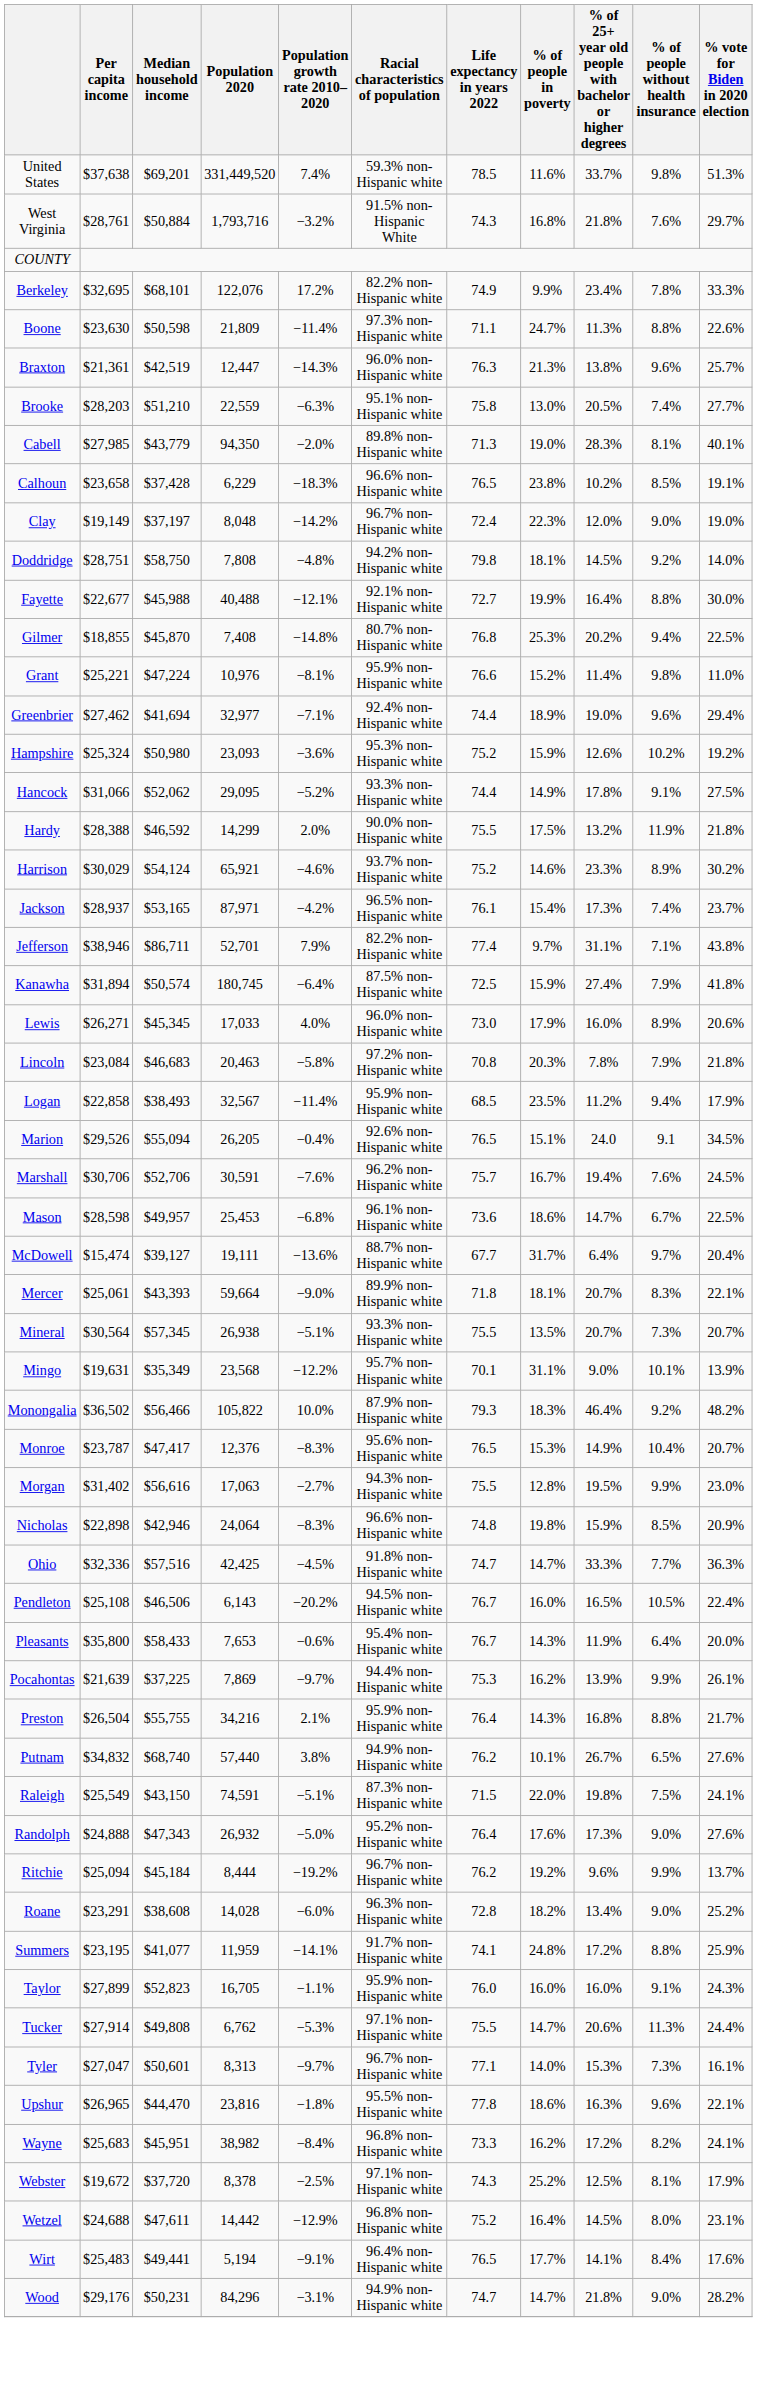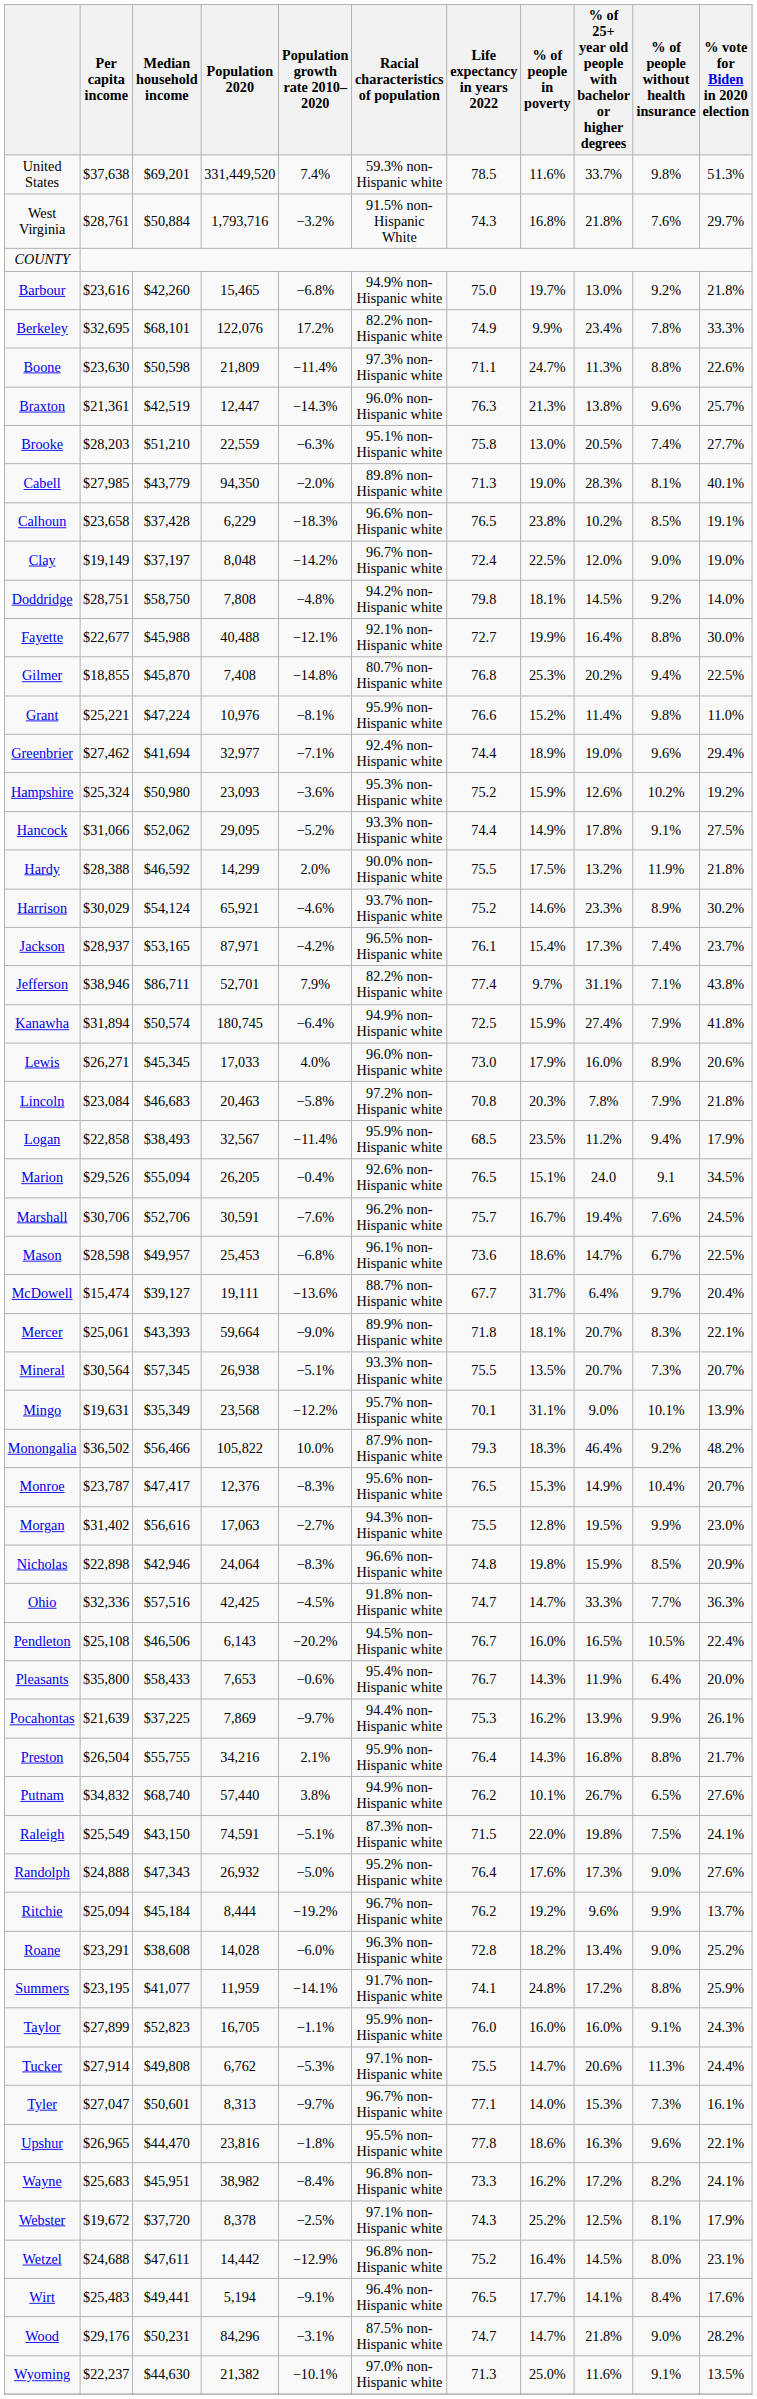+ row: (42, 290)
(547, 521) 22.3% -> (547, 560) 22.5%
(399, 985) 87.5% non-Hispanic white -> (399, 1023) 94.9% non-Hispanic white
(399, 2297) 94.9% non-Hispanic white -> (399, 2336) 87.5% non-Hispanic white
+ row: (42, 2374)
